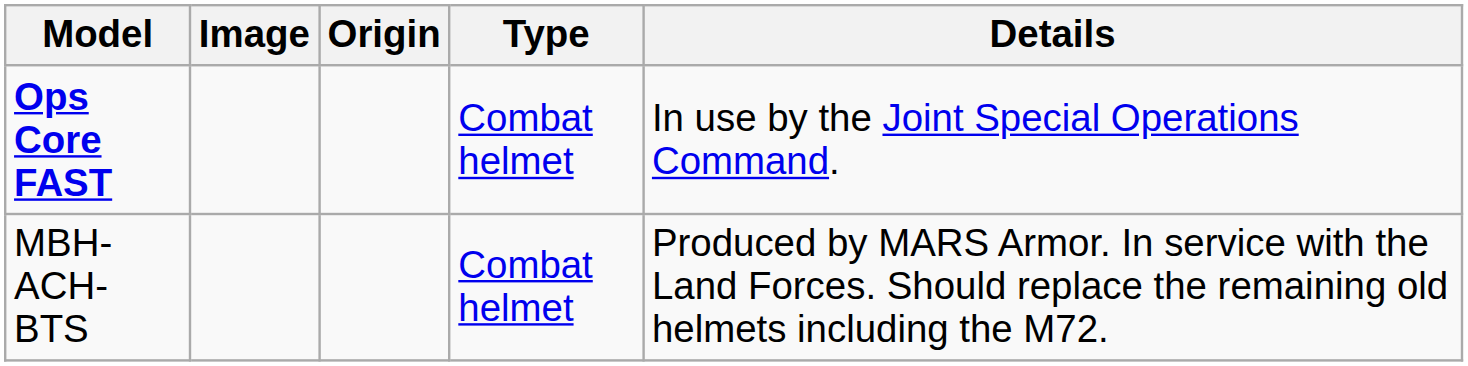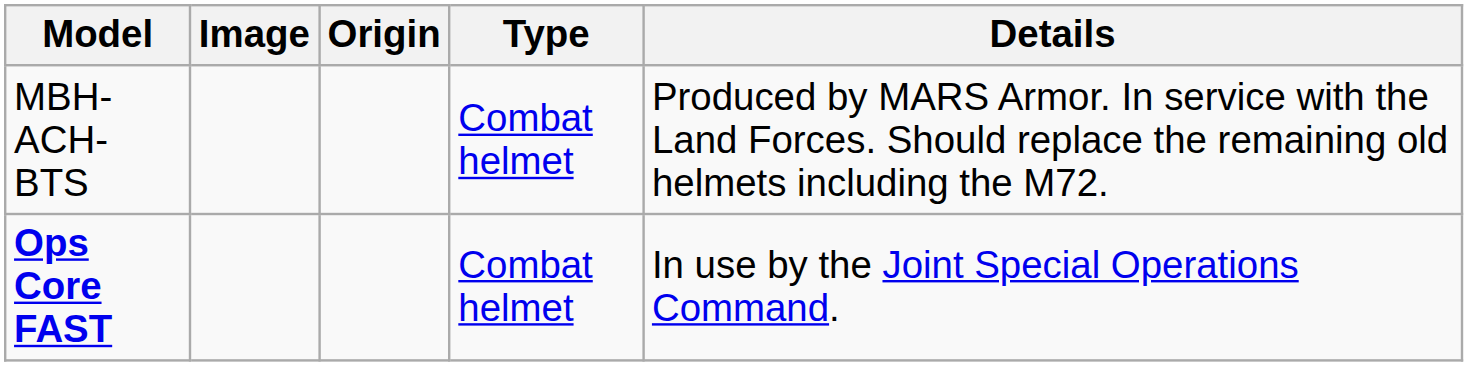rows swapped: (63, 286) <-> (63, 139)
